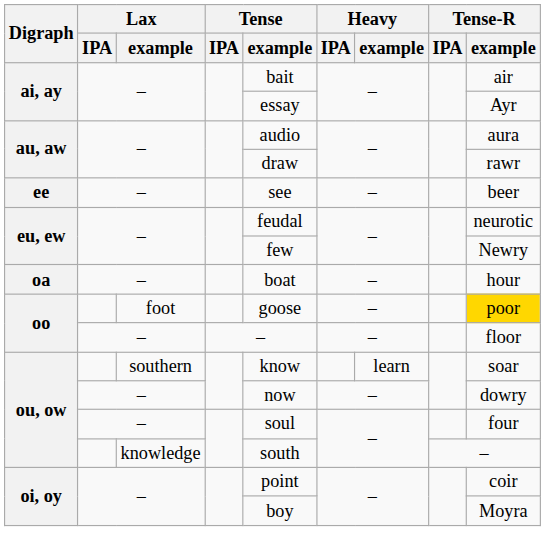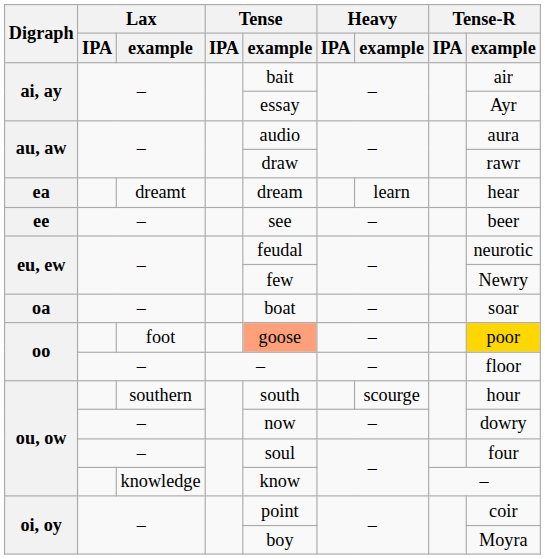+ row: (41, 192)
(503, 279) hour -> (503, 308) soar
(280, 308) no background -> (280, 337) lightsalmon background
(280, 366) know -> (280, 395) south
(392, 366) learn -> (392, 395) scourge
(503, 366) soar -> (503, 395) hour
(280, 452) south -> (280, 481) know
